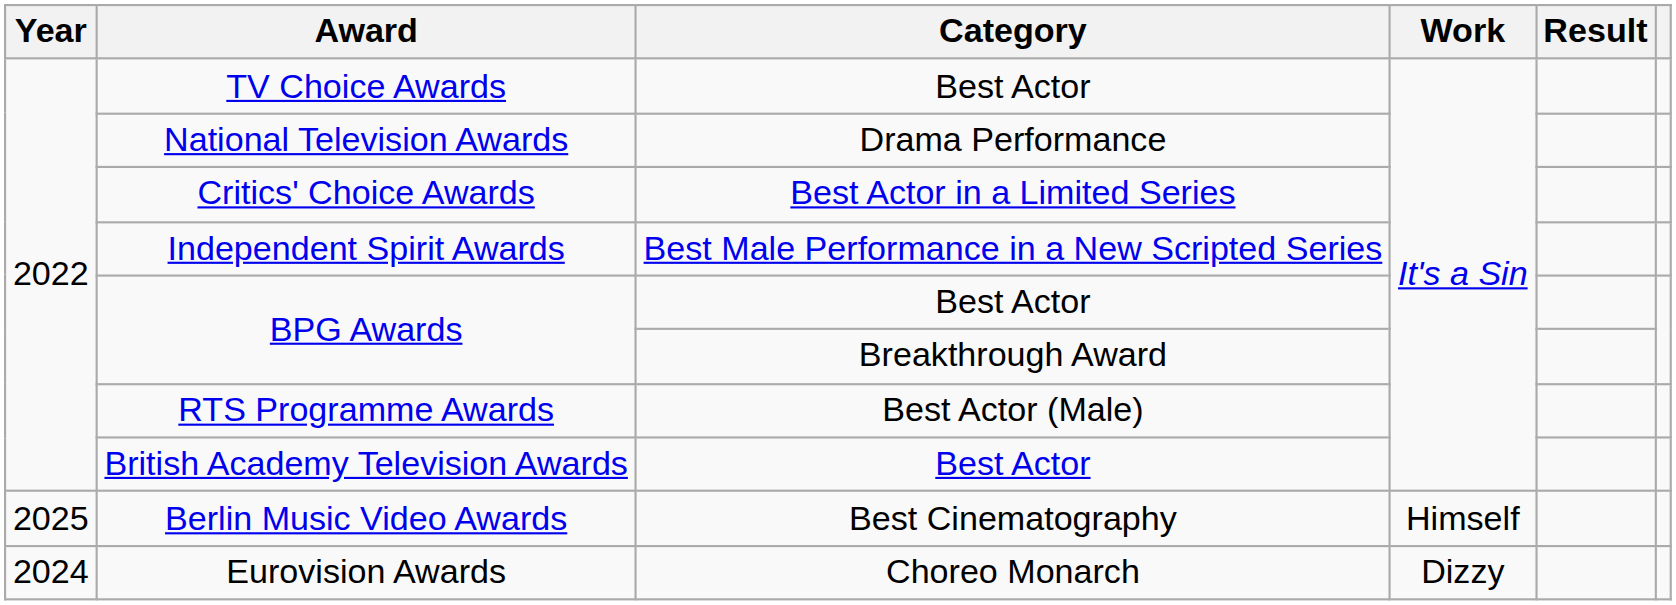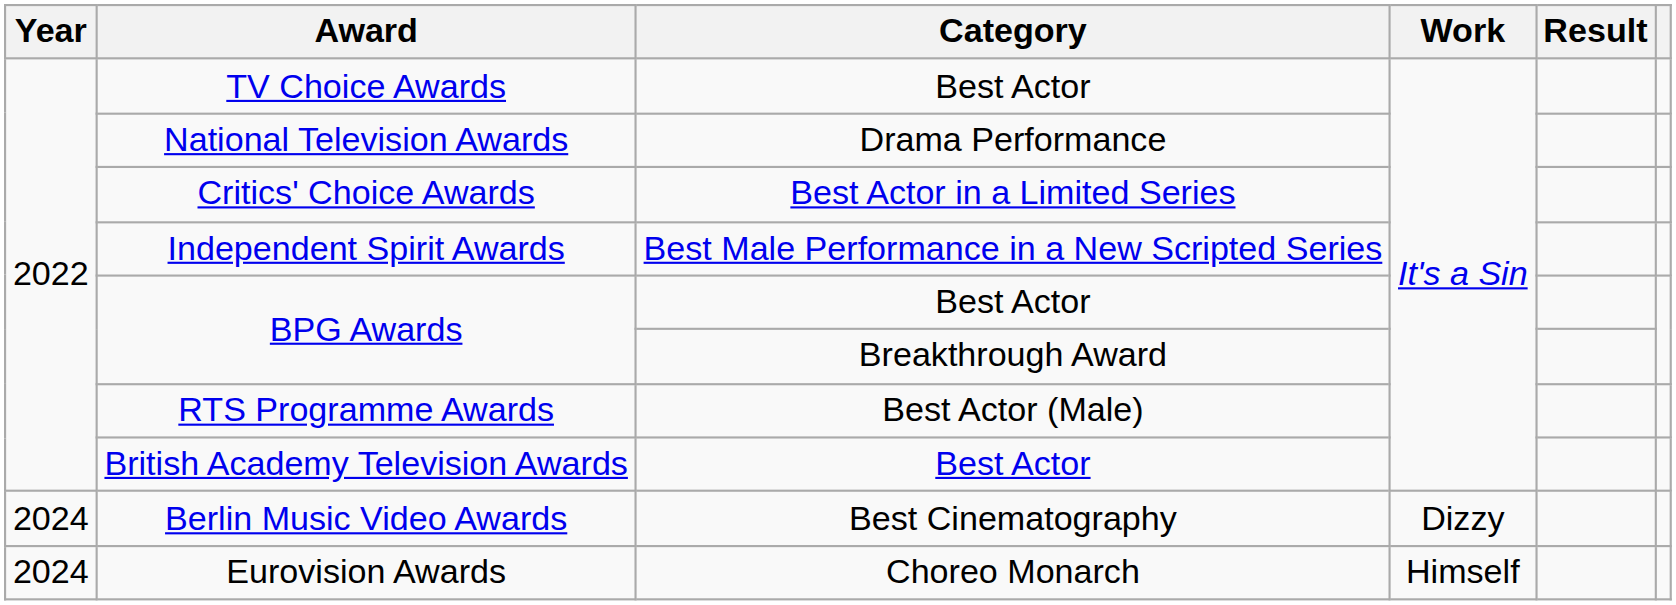(51, 517) 2025 -> (51, 517) 2024
(1463, 517) Himself -> (1463, 517) Dizzy
(1463, 572) Dizzy -> (1463, 572) Himself
